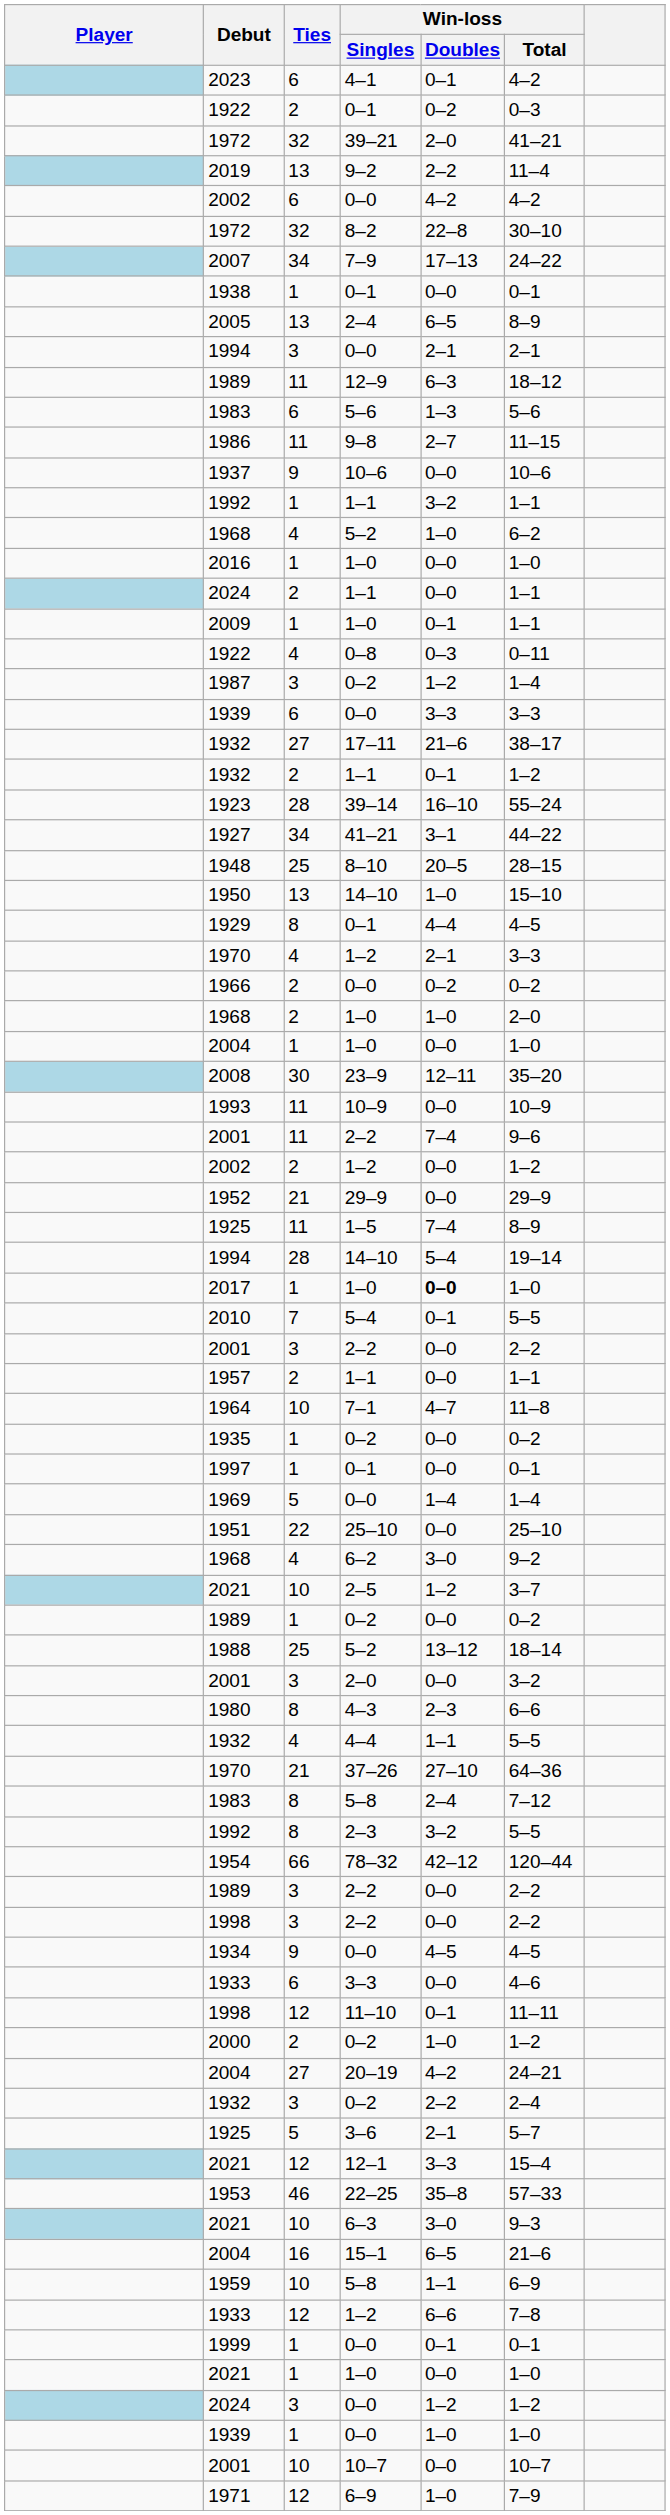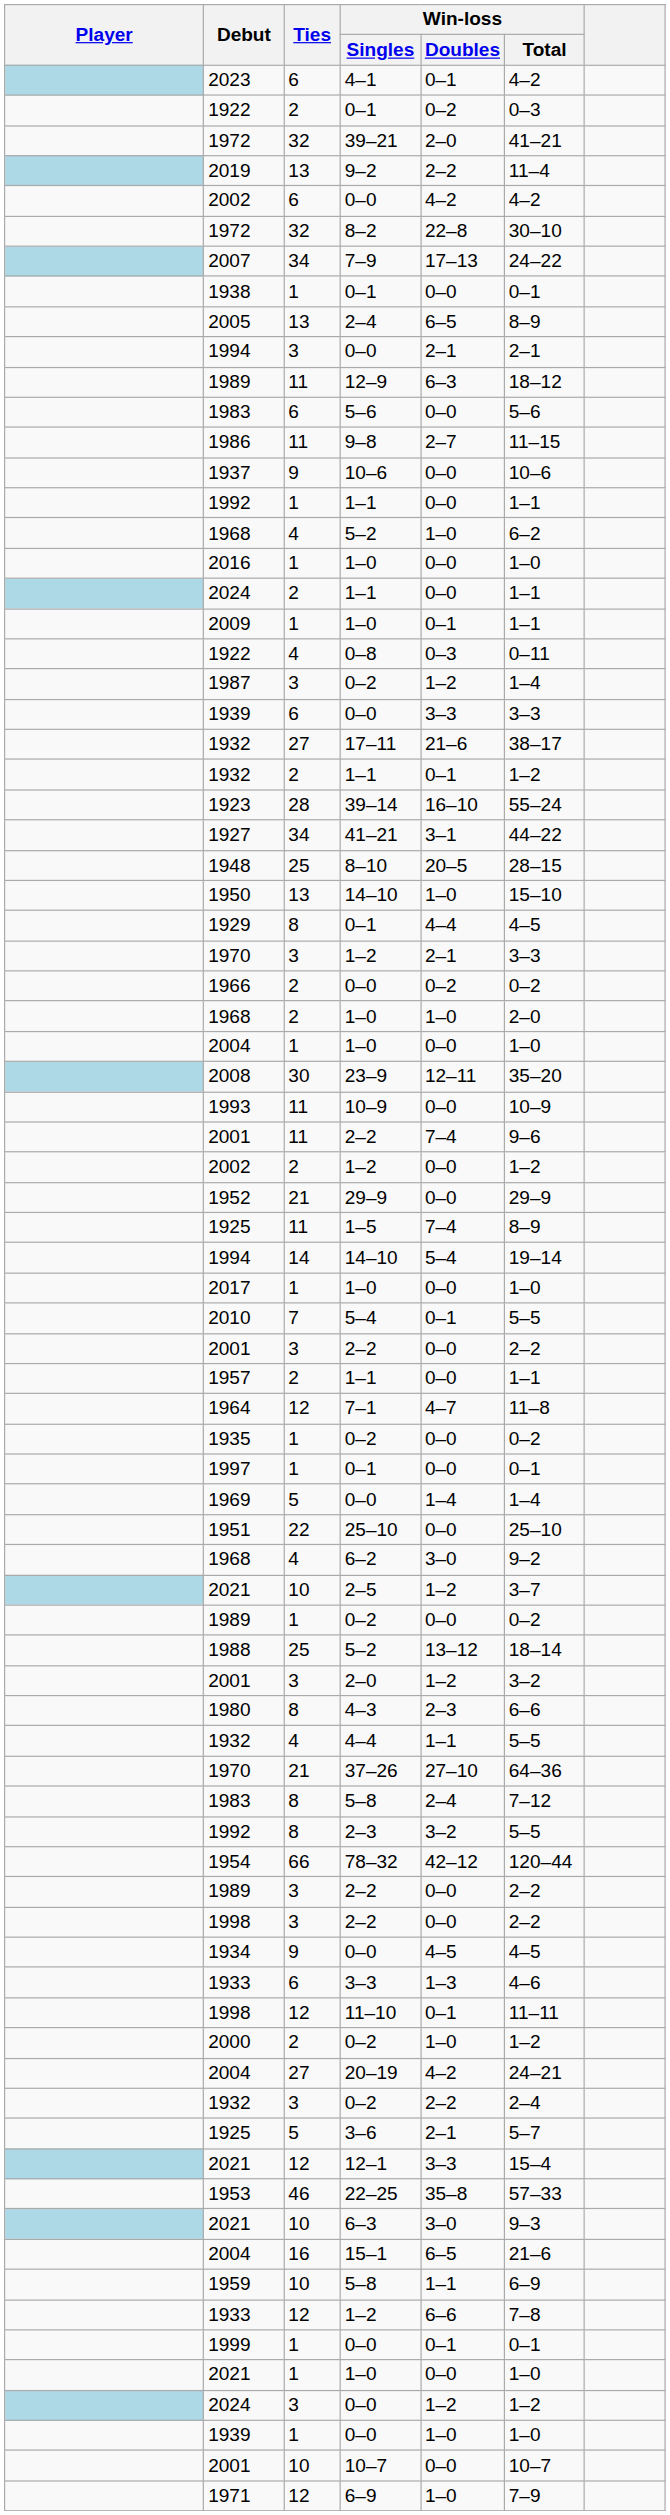(441, 412) 1–3 -> (441, 412) 0–0
(441, 502) 3–2 -> (441, 502) 0–0
(294, 955) 4 -> (294, 955) 3
(299, 1257) 28 -> (299, 1257) 14
(441, 1287) bold -> (441, 1287) normal
(299, 1408) 10 -> (299, 1408) 12
(441, 1680) 0–0 -> (441, 1680) 1–2
(441, 1982) 0–0 -> (441, 1982) 1–3
